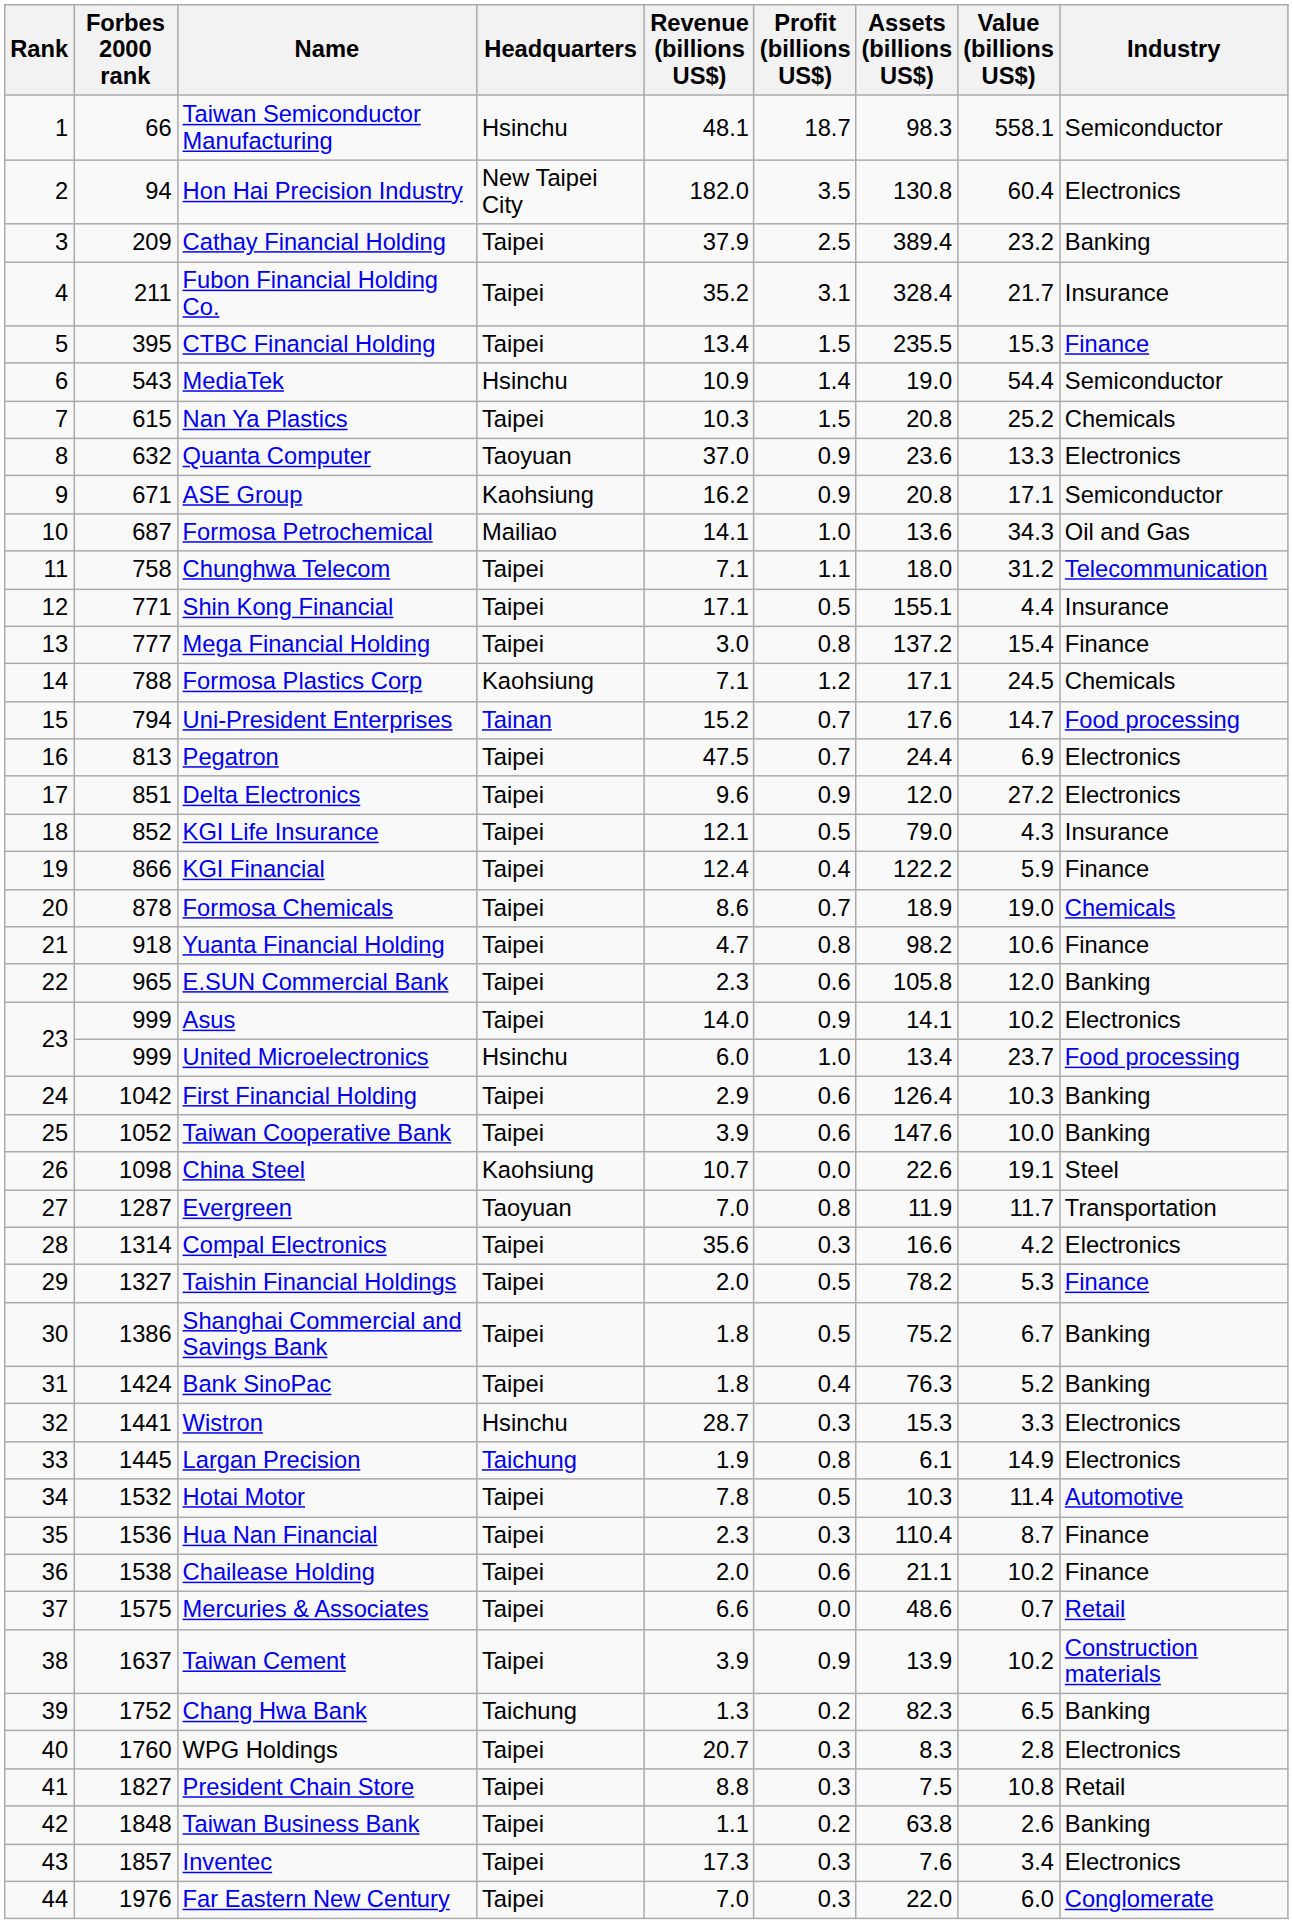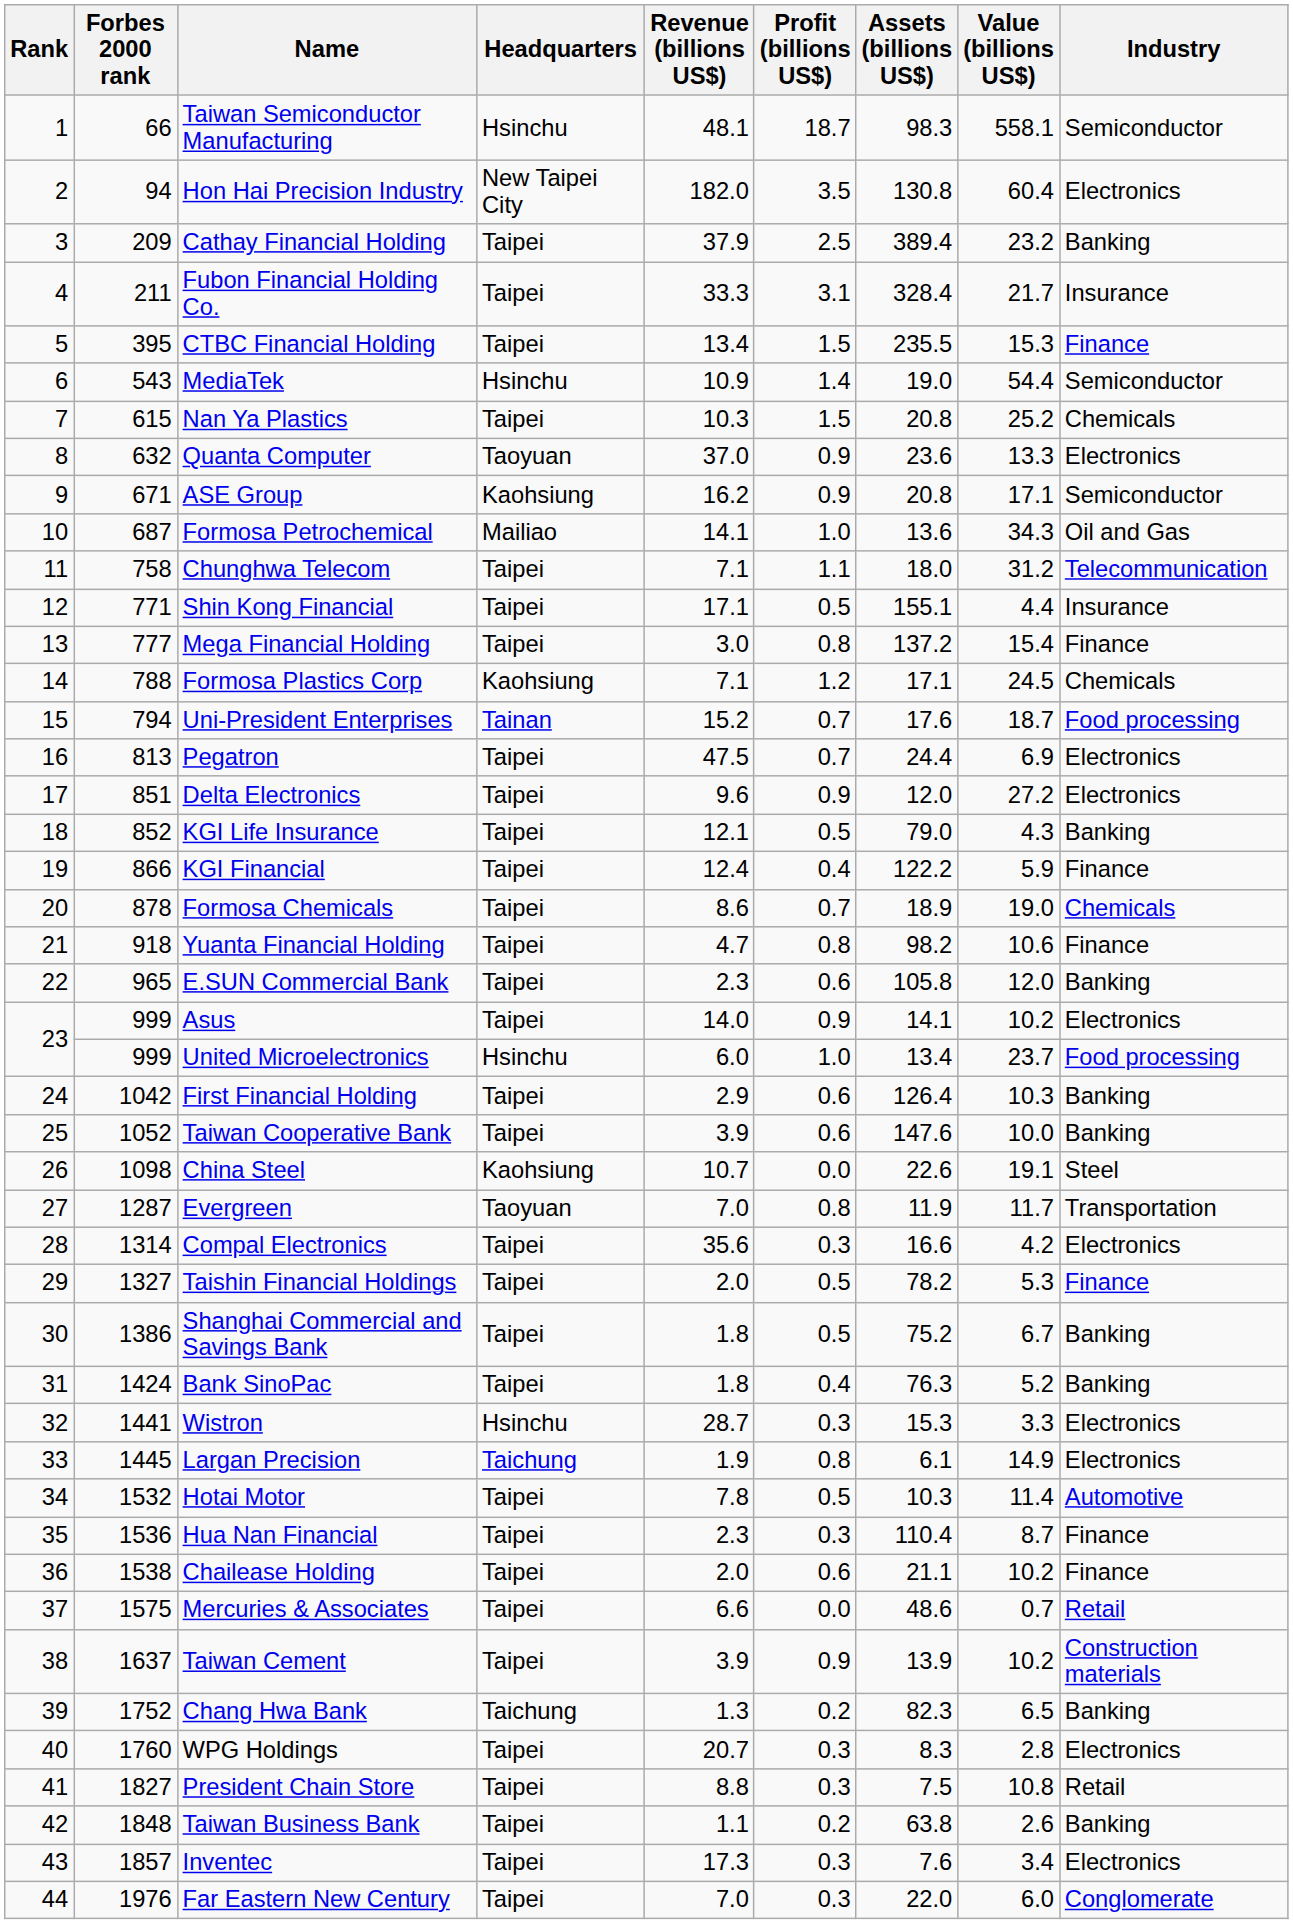(726, 293) 35.2 -> (726, 293) 33.3
(1031, 719) 14.7 -> (1031, 719) 18.7
(1117, 832) Insurance -> (1108, 832) Banking
